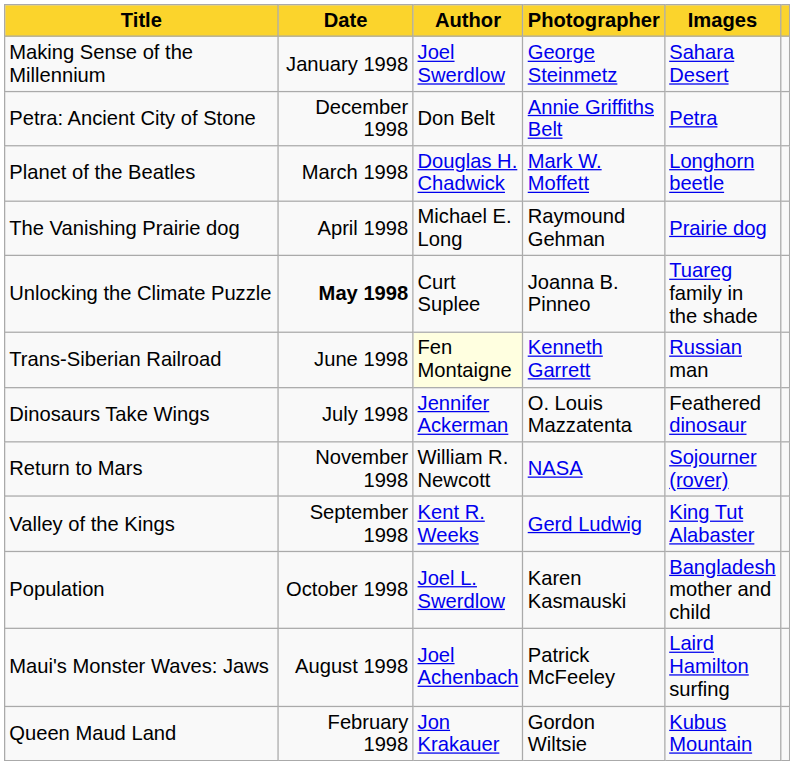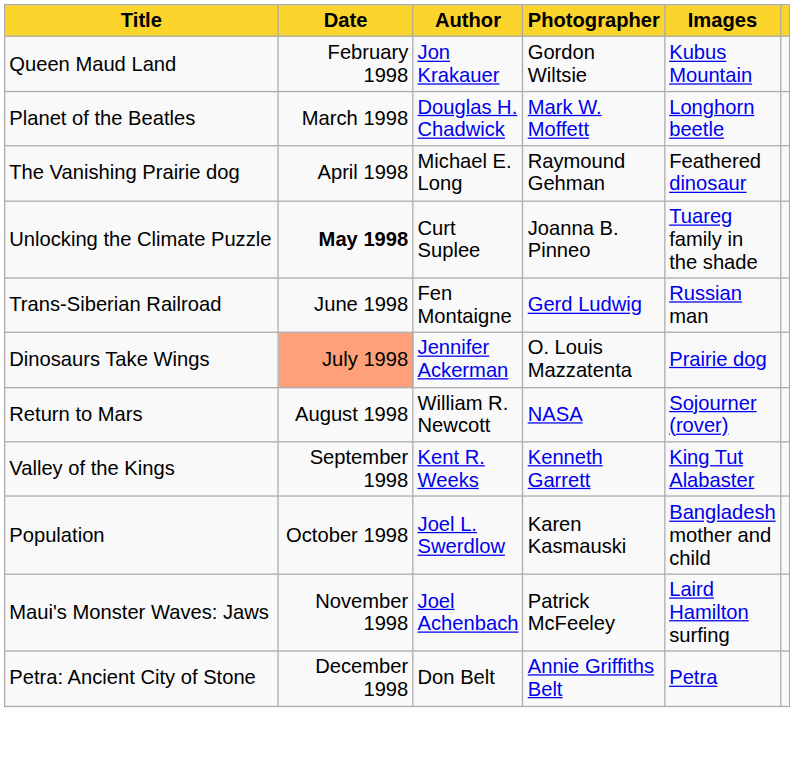- row: (101, 63)
rows swapped: (93, 733) <-> (133, 118)
(718, 227) Prairie dog -> (715, 173) Feathered dinosaur
(465, 359) lightyellow background -> (465, 305) no background
(565, 359) Kenneth Garrett -> (585, 305) Gerd Ludwig
(365, 414) no background -> (365, 359) lightsalmon background
(715, 414) Feathered dinosaur -> (718, 359) Prairie dog
(362, 469) November 1998 -> (352, 414) August 1998
(585, 523) Gerd Ludwig -> (565, 469) Kenneth Garrett
(352, 667) August 1998 -> (362, 612) November 1998
